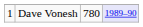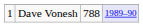(91, 13) 780 -> (91, 13) 788
